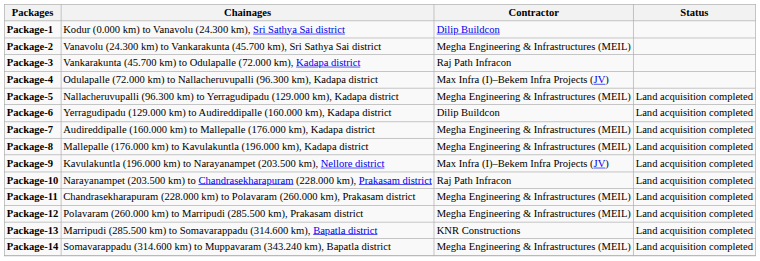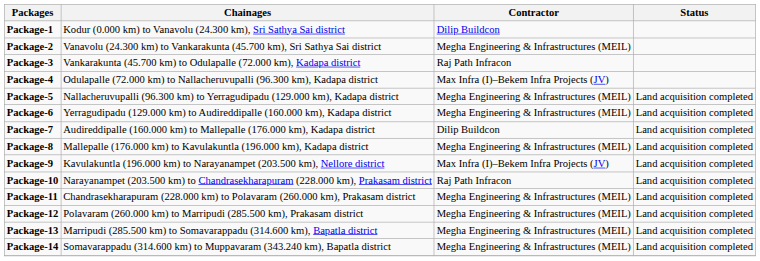(468, 113) Dilip Buildcon -> (534, 113) Megha Engineering & Infrastructures (MEIL)
(534, 130) Megha Engineering & Infrastructures (MEIL) -> (468, 130) Dilip Buildcon
(479, 230) KNR Constructions -> (534, 230) Megha Engineering & Infrastructures (MEIL)
